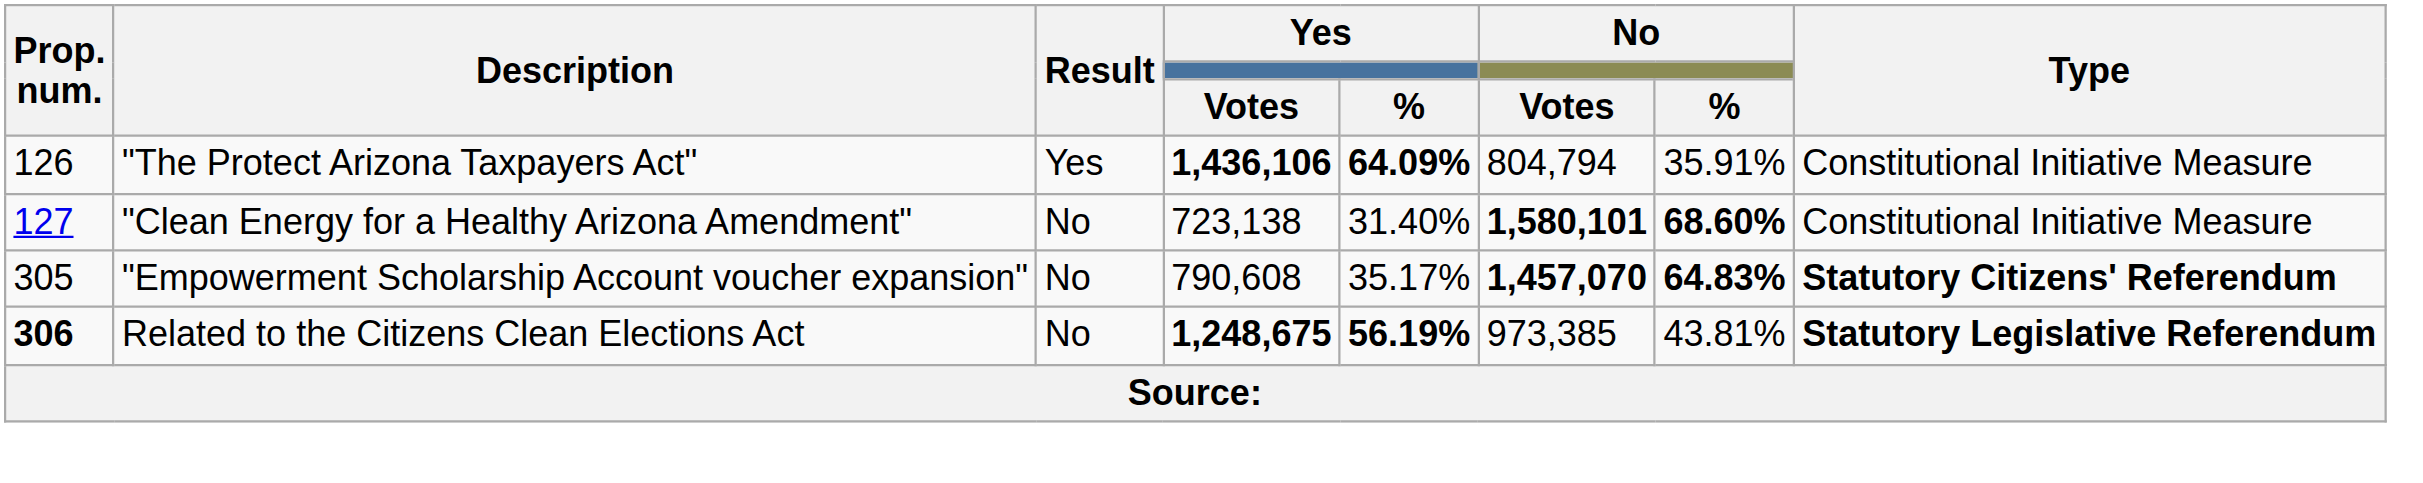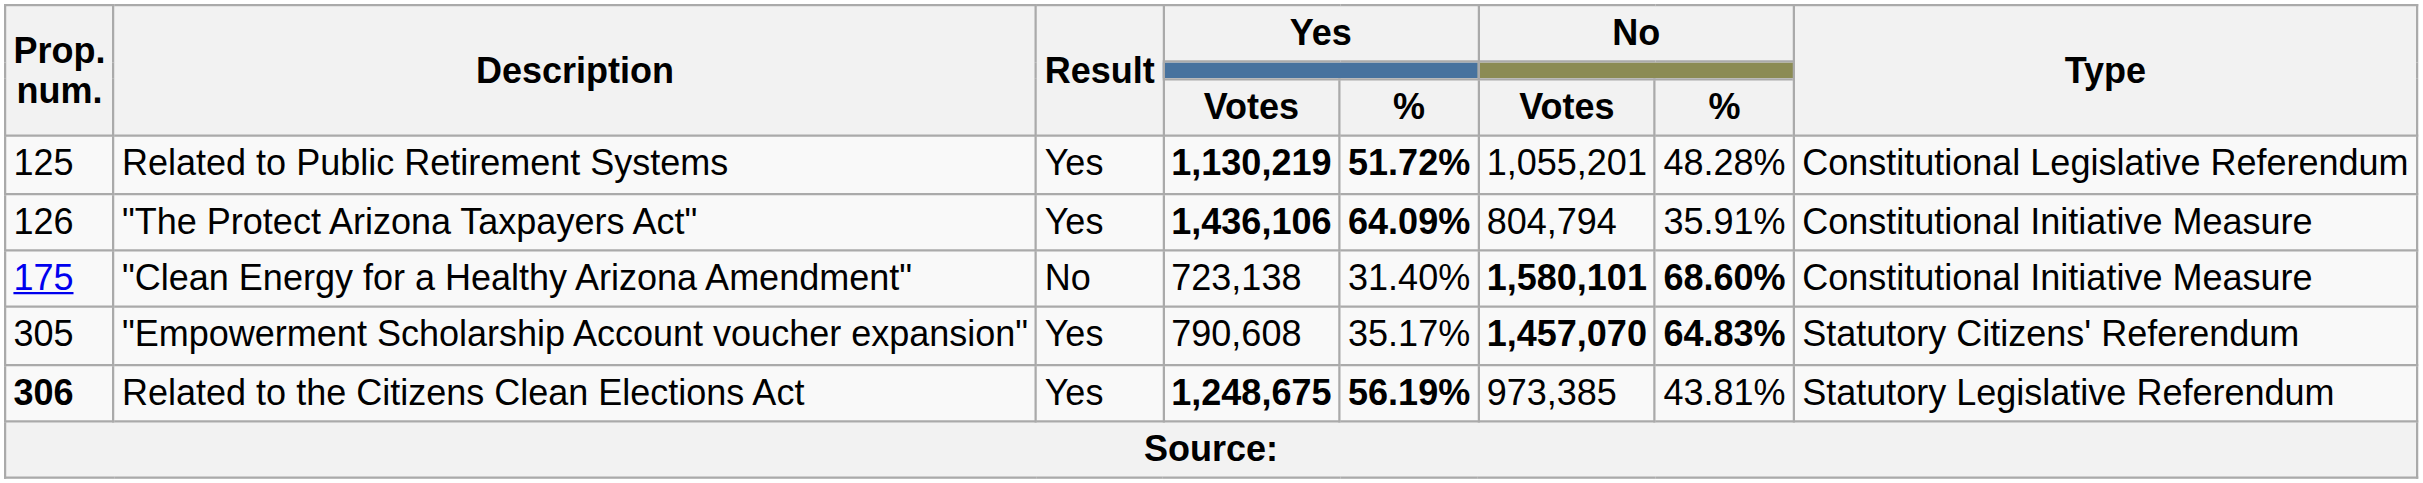+ row: (425, 163)
(43, 220) 127 -> (43, 278) 175
(1068, 278) No -> (1074, 335) Yes
(2070, 278) bold -> (2051, 335) normal
(1068, 335) No -> (1074, 392) Yes
(2089, 335) bold -> (2068, 392) normal
